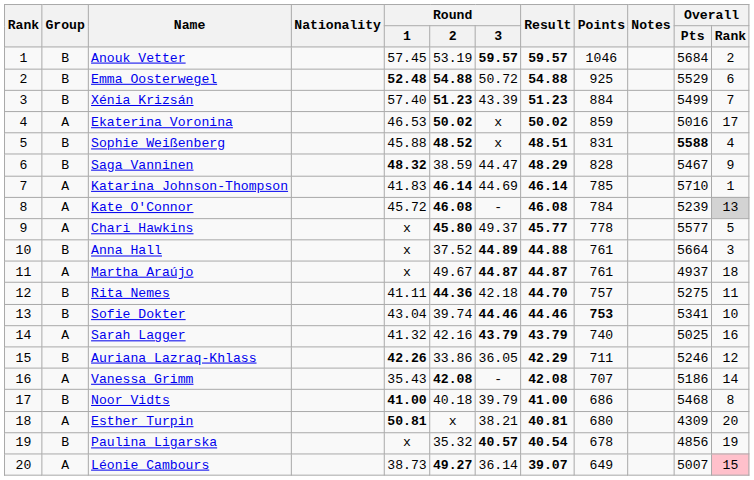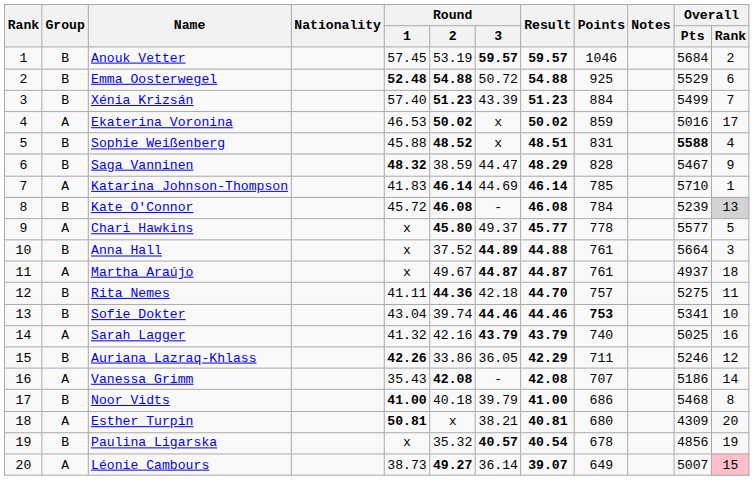(65, 208) A -> (65, 208) B
